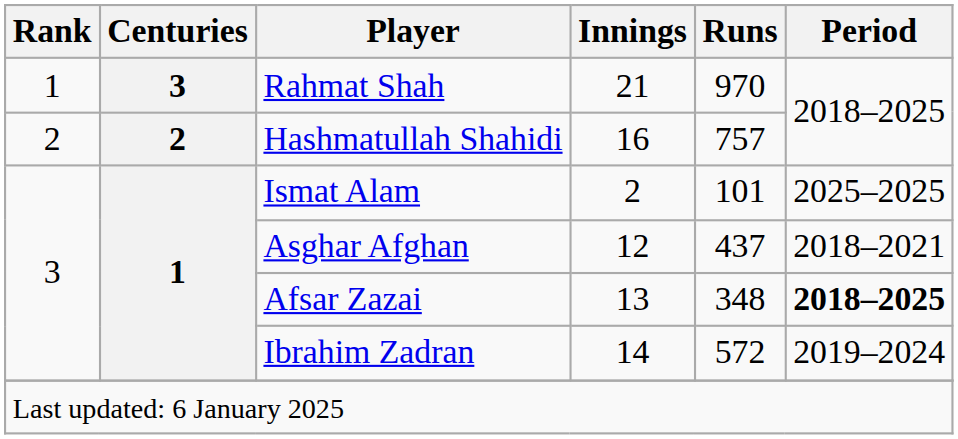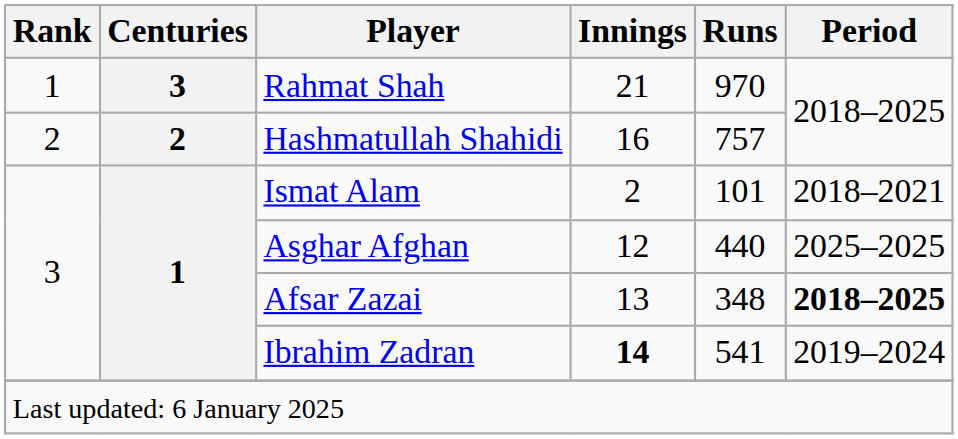(869, 191) 2025–2025 -> (869, 191) 2018–2021
(740, 245) 437 -> (740, 245) 440
(869, 245) 2018–2021 -> (869, 245) 2025–2025
(633, 352) normal -> (633, 352) bold
(740, 352) 572 -> (740, 352) 541
